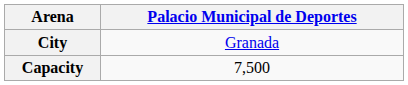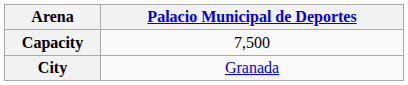rows swapped: (53, 42) <-> (53, 67)
